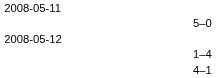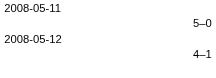- row: (202, 54)
